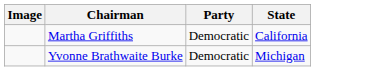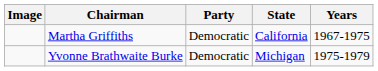+ column: (342, 14)
